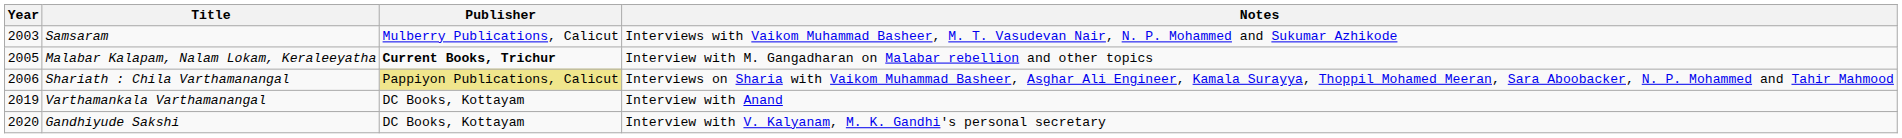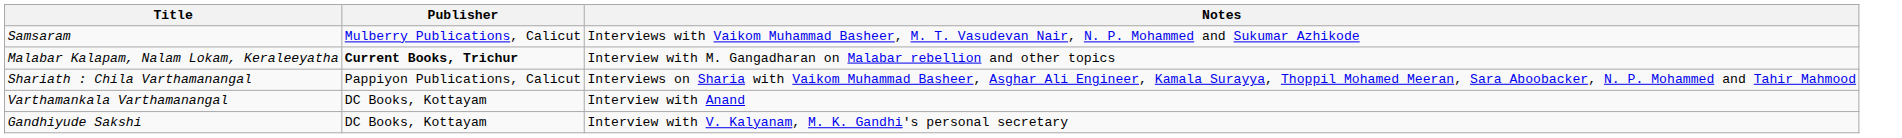- column: (23, 15)
(501, 79) khaki background -> (463, 79) no background
